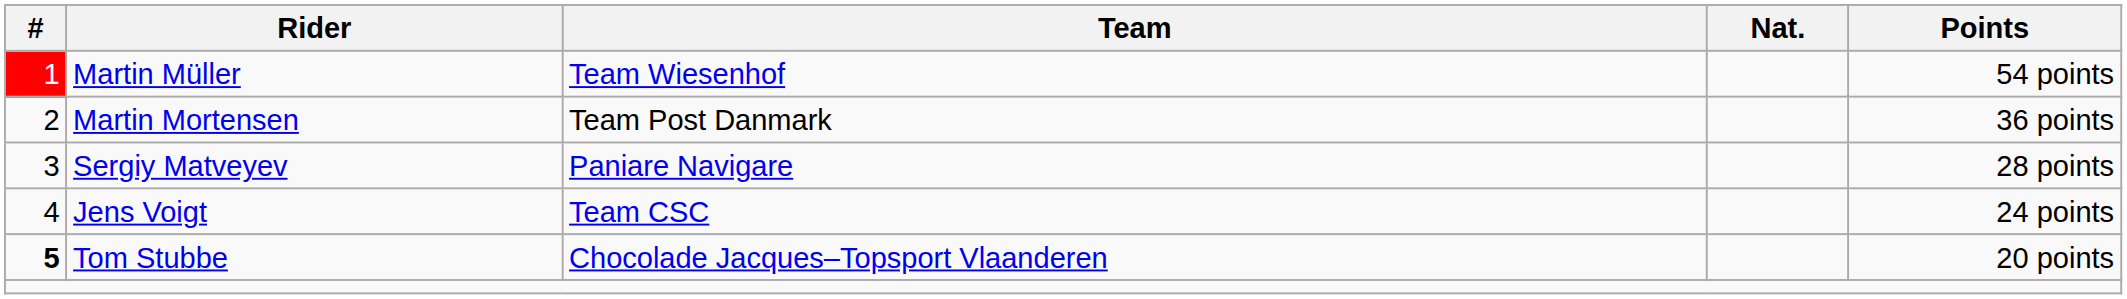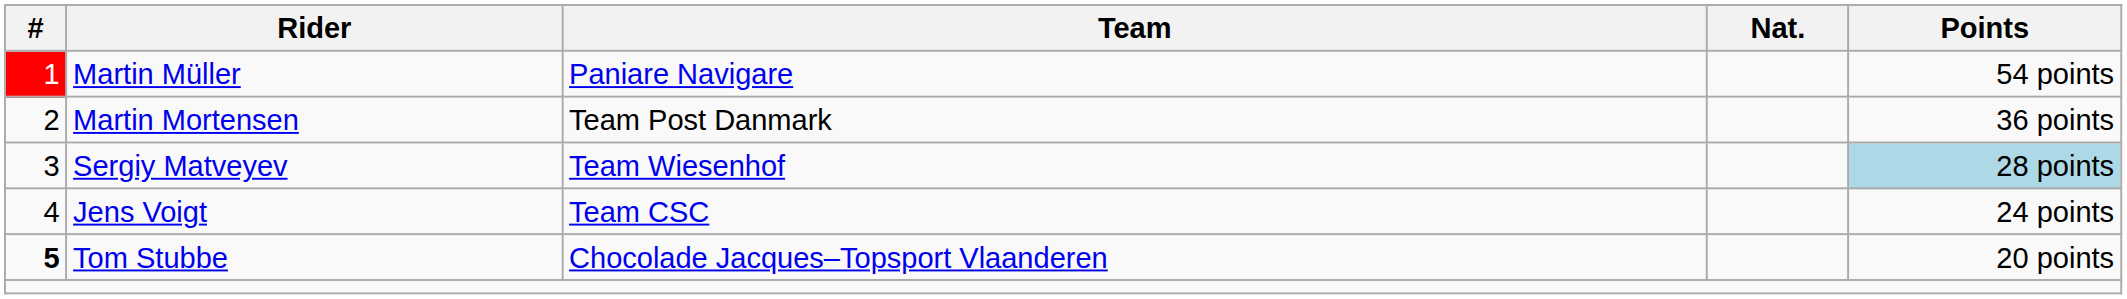(677, 74) Team Wiesenhof -> (681, 74) Paniare Navigare
(681, 166) Paniare Navigare -> (677, 166) Team Wiesenhof
(2055, 166) no background -> (2055, 166) lightblue background
